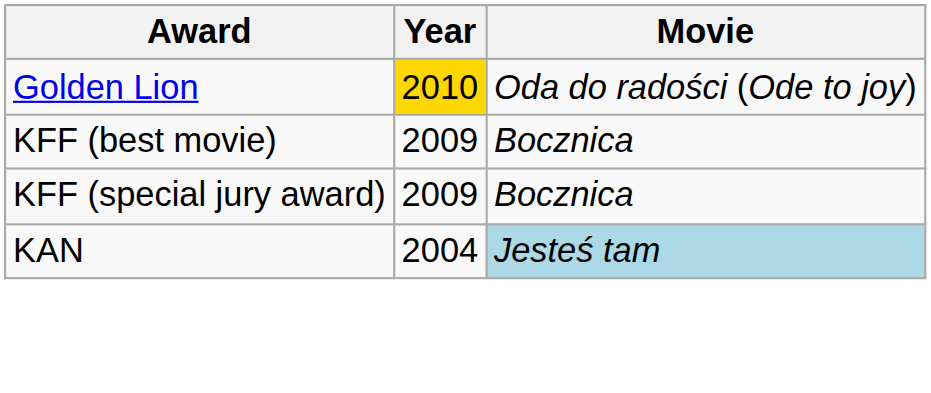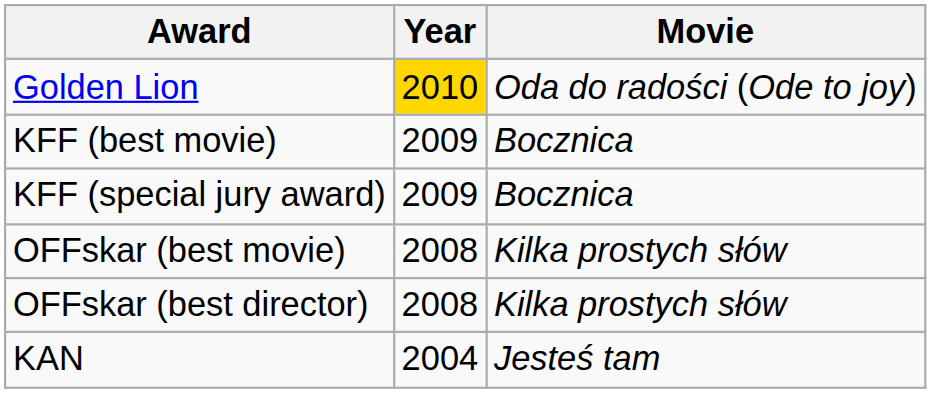+ row: (179, 250)
+ row: (191, 304)
(577, 250) lightblue background -> (577, 359) no background
